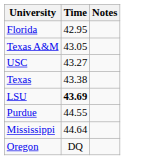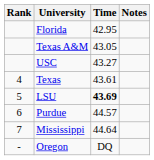+ column: (19, 12)
(75, 79) 43.38 -> (105, 79) 43.61
(75, 113) 44.55 -> (105, 113) 44.57
